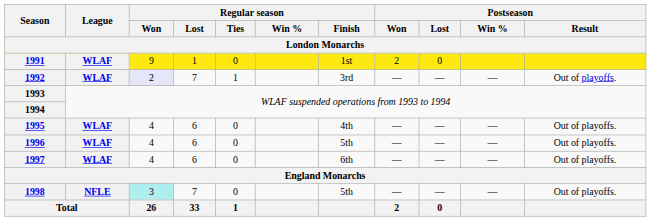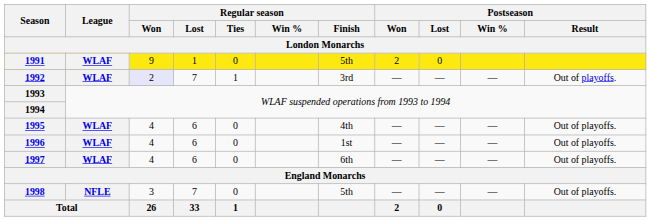(347, 61) 1st -> (347, 61) 5th
(347, 143) 5th -> (347, 143) 1st
(151, 192) paleturquoise background -> (151, 192) no background
